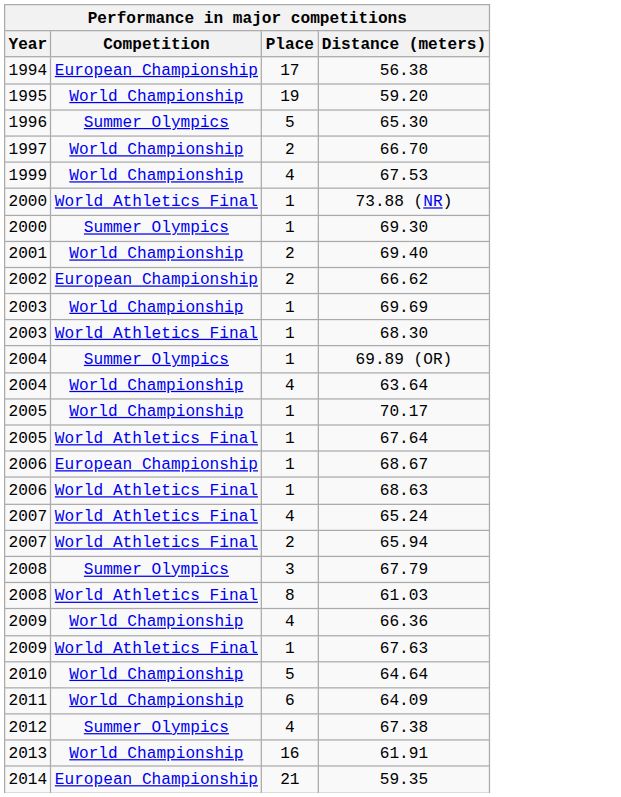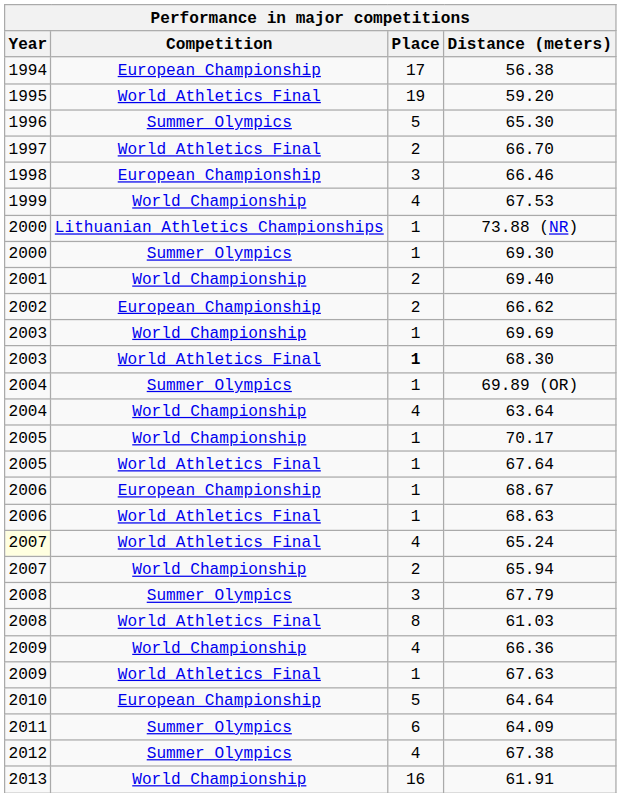(156, 97) World Championship -> (219, 97) World Athletics Final
(156, 149) World Championship -> (219, 149) World Athletics Final
+ row: (530, 175)
(156, 202) World Athletics Final -> (219, 228) Lithuanian Athletics Championships
(290, 333) normal -> (416, 359) bold
(28, 517) no background -> (28, 543) lightyellow background
(156, 543) World Athletics Final -> (219, 569) World Championship
(156, 675) World Championship -> (219, 701) European Championship
(156, 701) World Championship -> (219, 727) Summer Olympics
- row: (404, 780)
